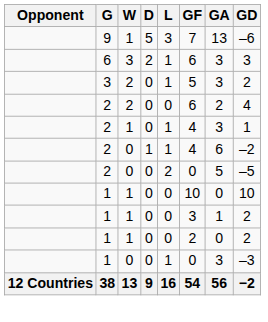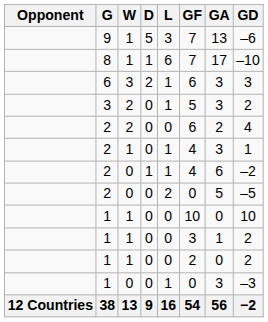+ row: (107, 60)
